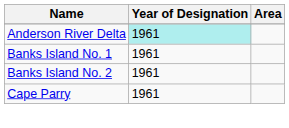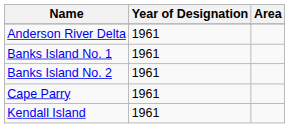(146, 34) paleturquoise background -> (146, 34) no background
+ row: (46, 113)
